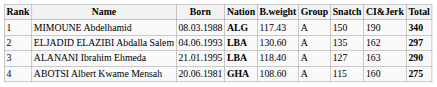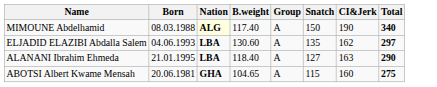- column: (18, 12)
(237, 27) no background -> (210, 27) lightyellow background
(273, 27) 117.43 -> (246, 27) 117.40
(273, 74) 108.60 -> (246, 74) 104.65
